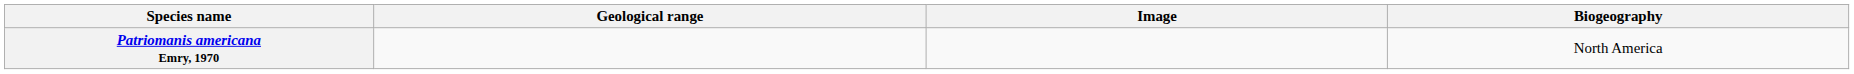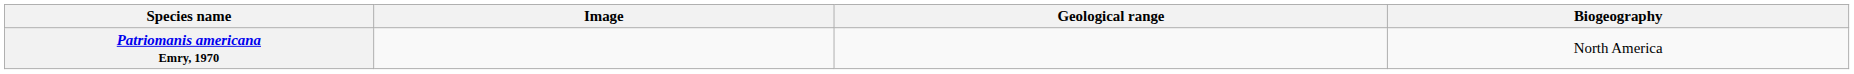columns swapped: (1157, 16) <-> (650, 16)
